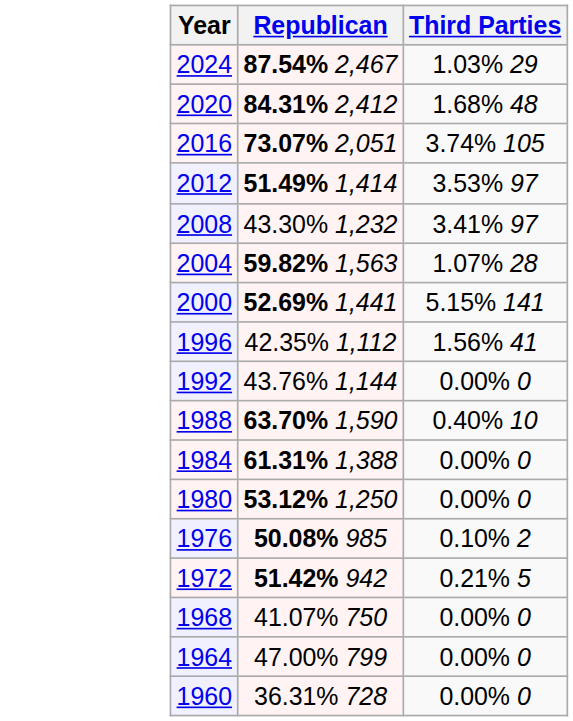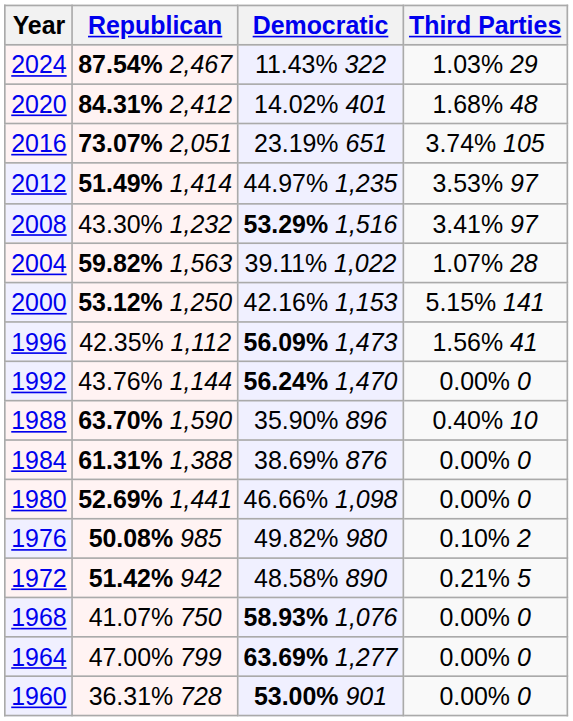+ column: (321, 25)
(321, 302) 52.69% 1,441 -> (155, 302) 53.12% 1,250
(321, 499) 53.12% 1,250 -> (155, 499) 52.69% 1,441
